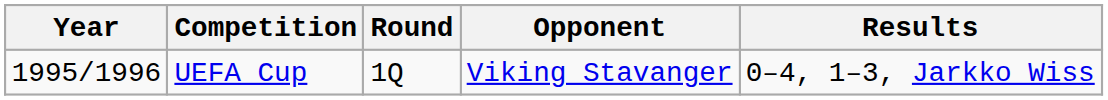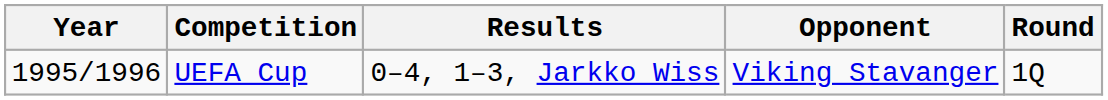columns swapped: (412, 28) <-> (920, 28)
